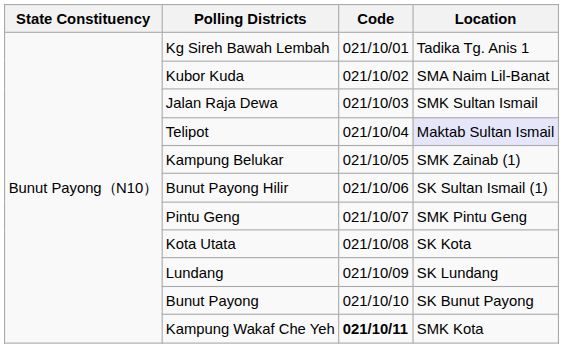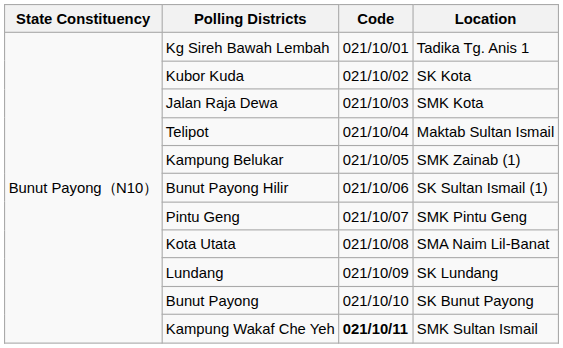(483, 76) SMA Naim Lil-Banat -> (444, 76) SK Kota
(477, 104) SMK Sultan Ismail -> (450, 104) SMK Kota
(486, 132) lavender background -> (486, 132) no background
(444, 245) SK Kota -> (483, 245) SMA Naim Lil-Banat
(450, 329) SMK Kota -> (477, 329) SMK Sultan Ismail
